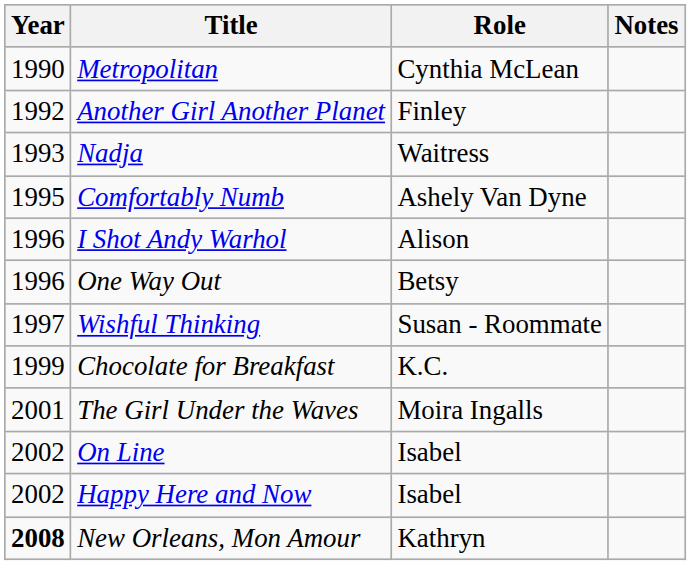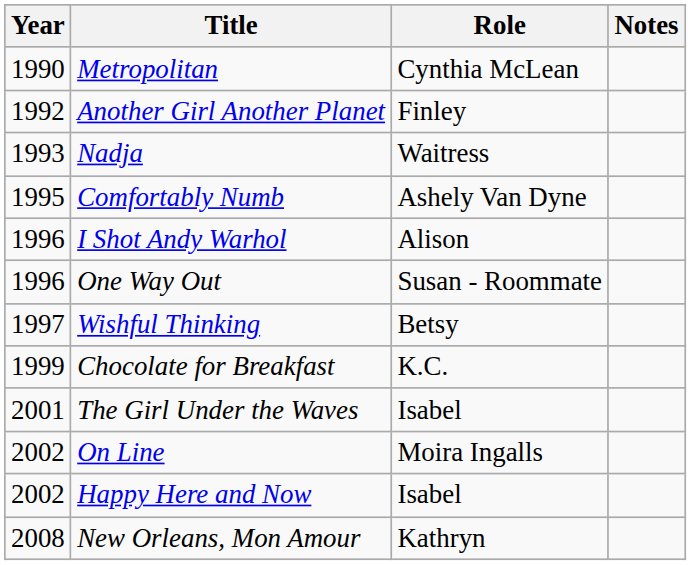(428, 281) Betsy -> (500, 281) Susan - Roommate
(500, 324) Susan - Roommate -> (428, 324) Betsy
(470, 409) Moira Ingalls -> (430, 409) Isabel
(430, 452) Isabel -> (470, 452) Moira Ingalls
(38, 537) bold -> (38, 537) normal
